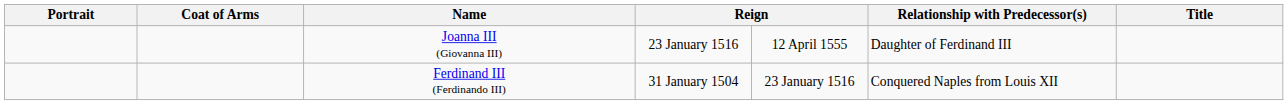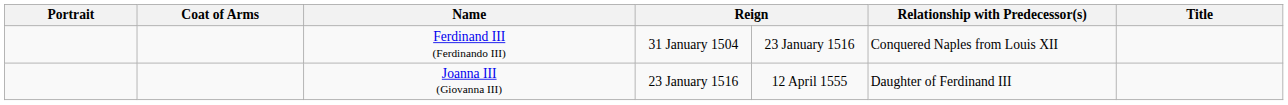rows swapped: (469, 81) <-> (469, 44)
